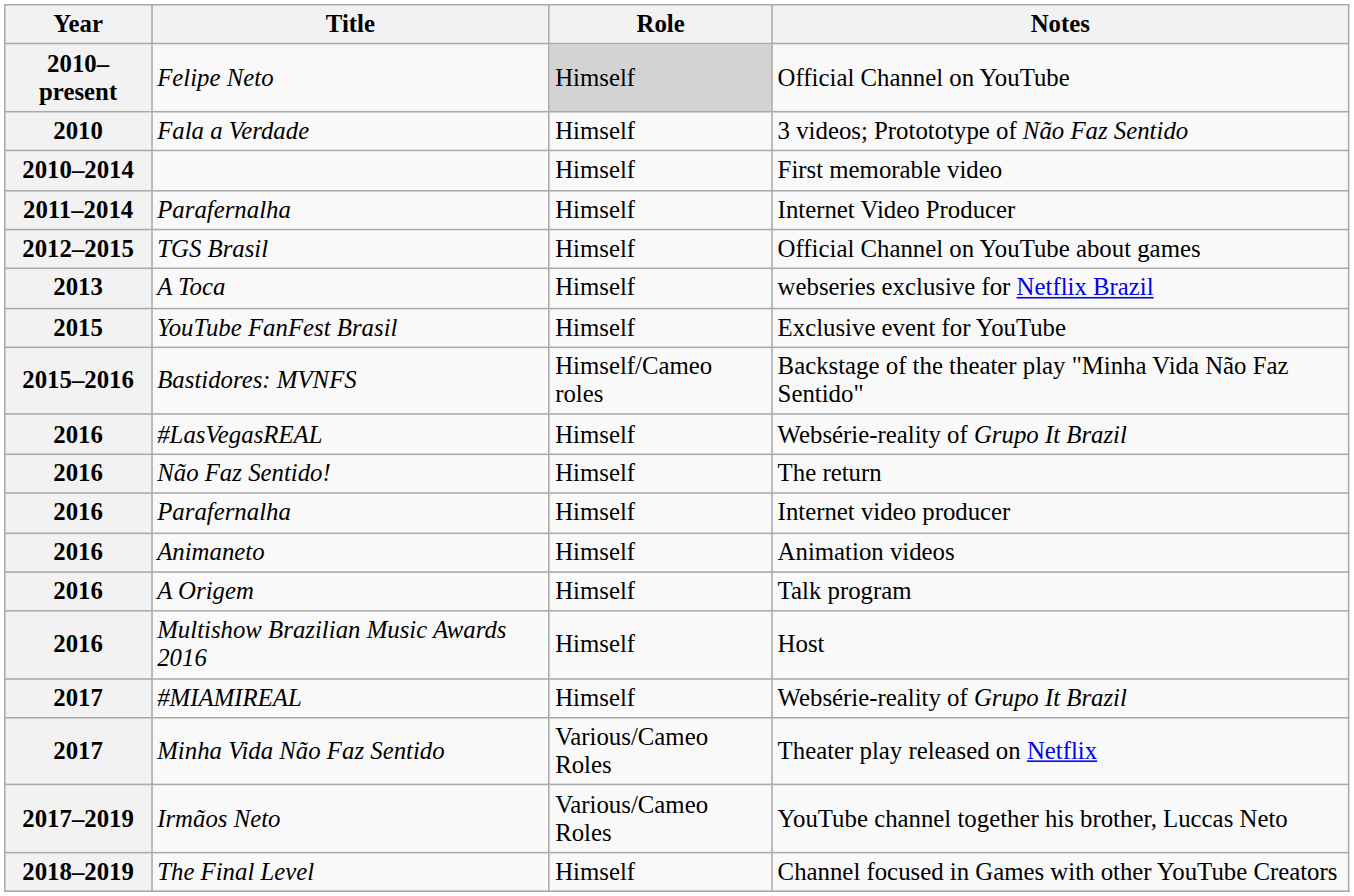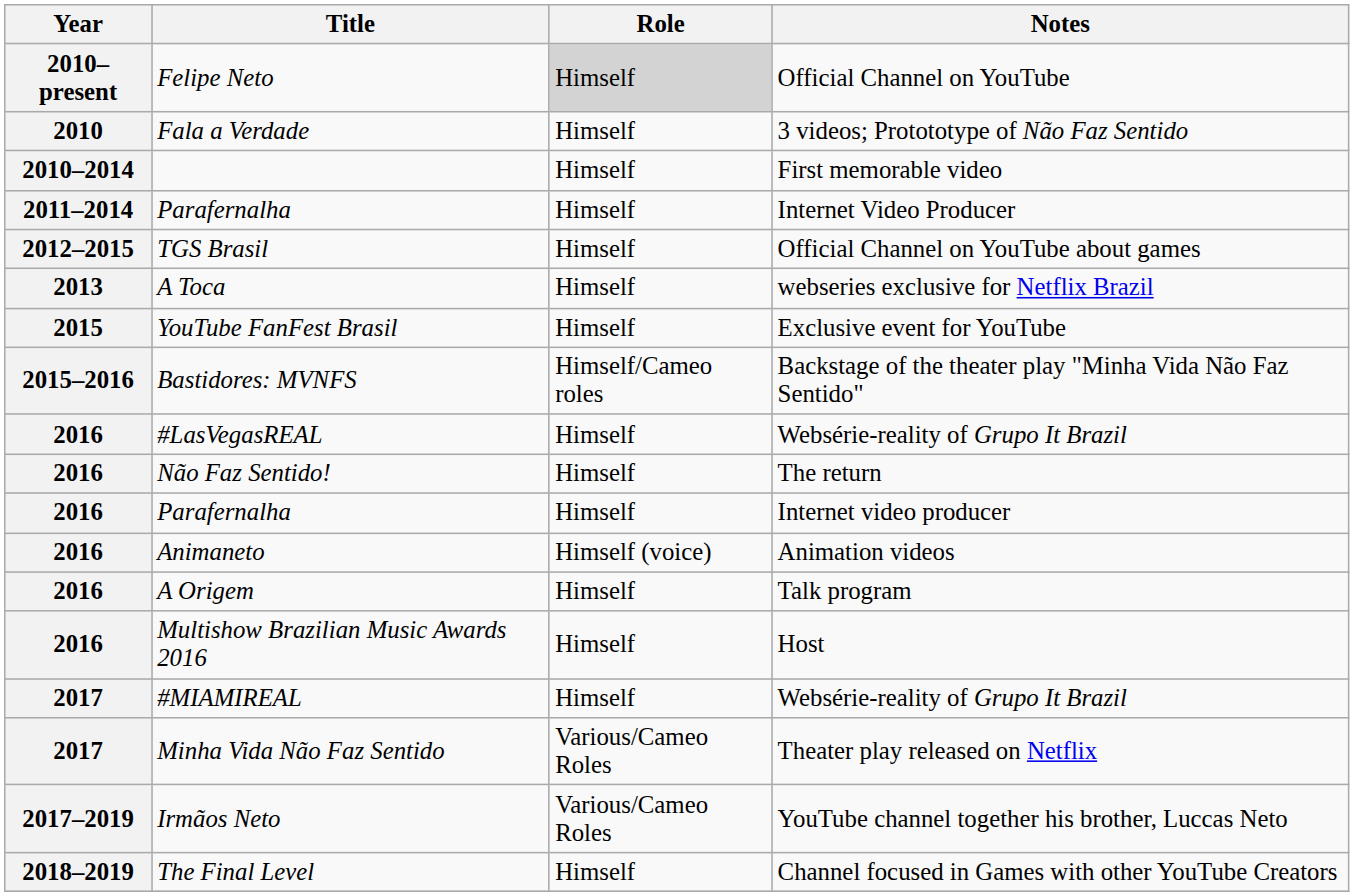(595, 551) Himself -> (633, 551) Himself (voice)
